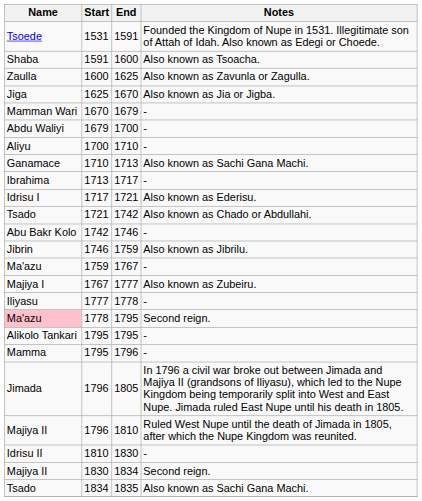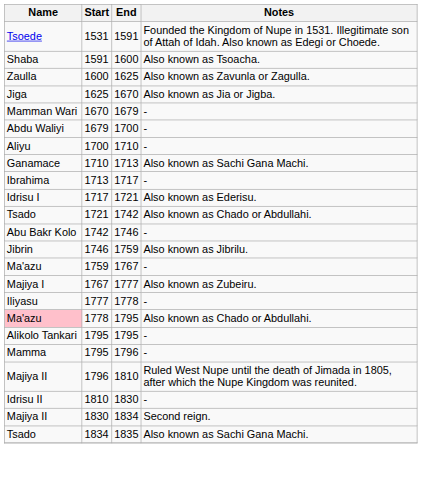(177, 318) Second reign. -> (228, 318) Also known as Chado or Abdullahi.
- row: (96, 388)
